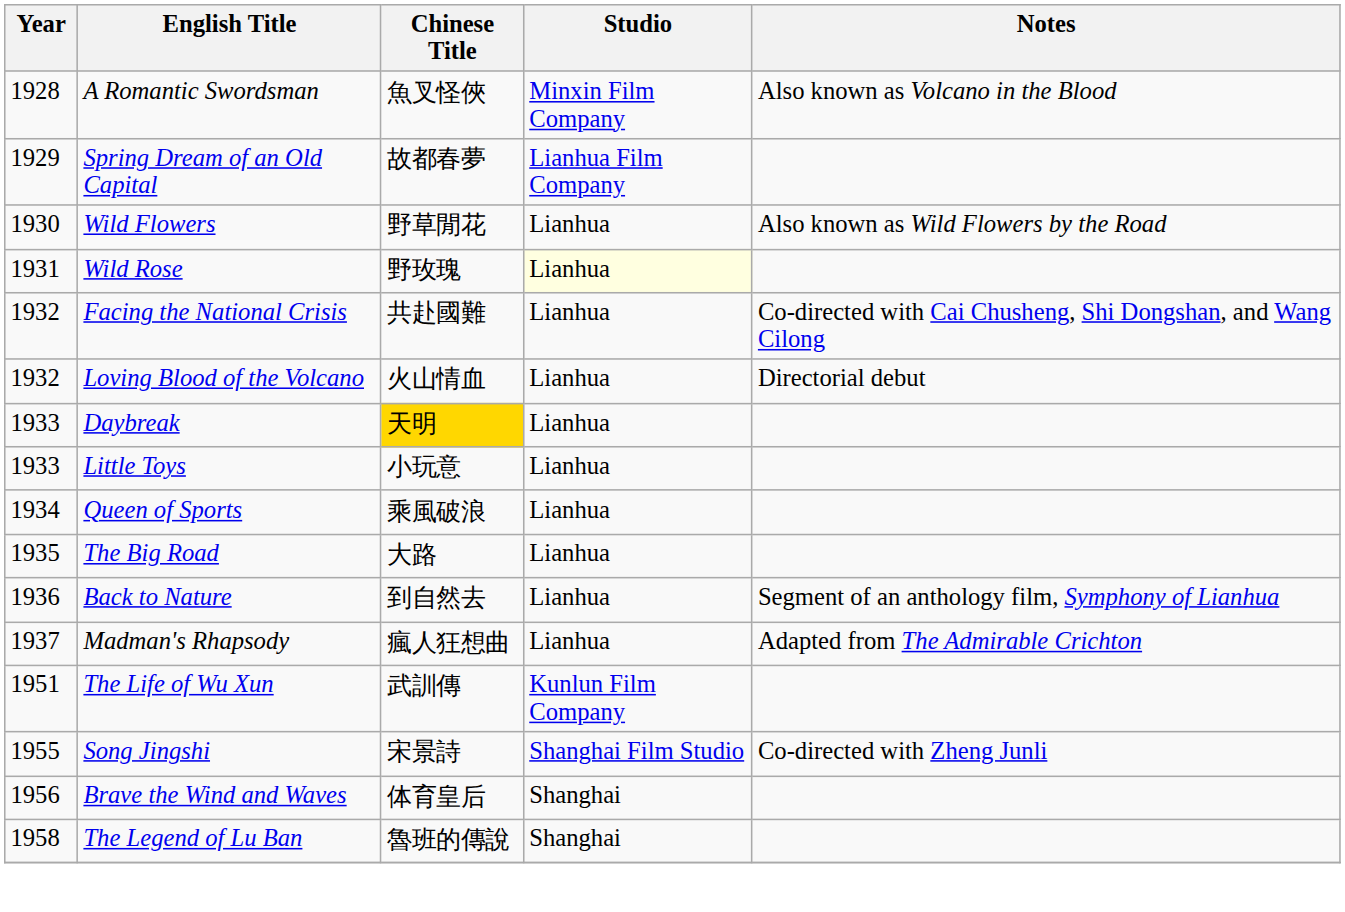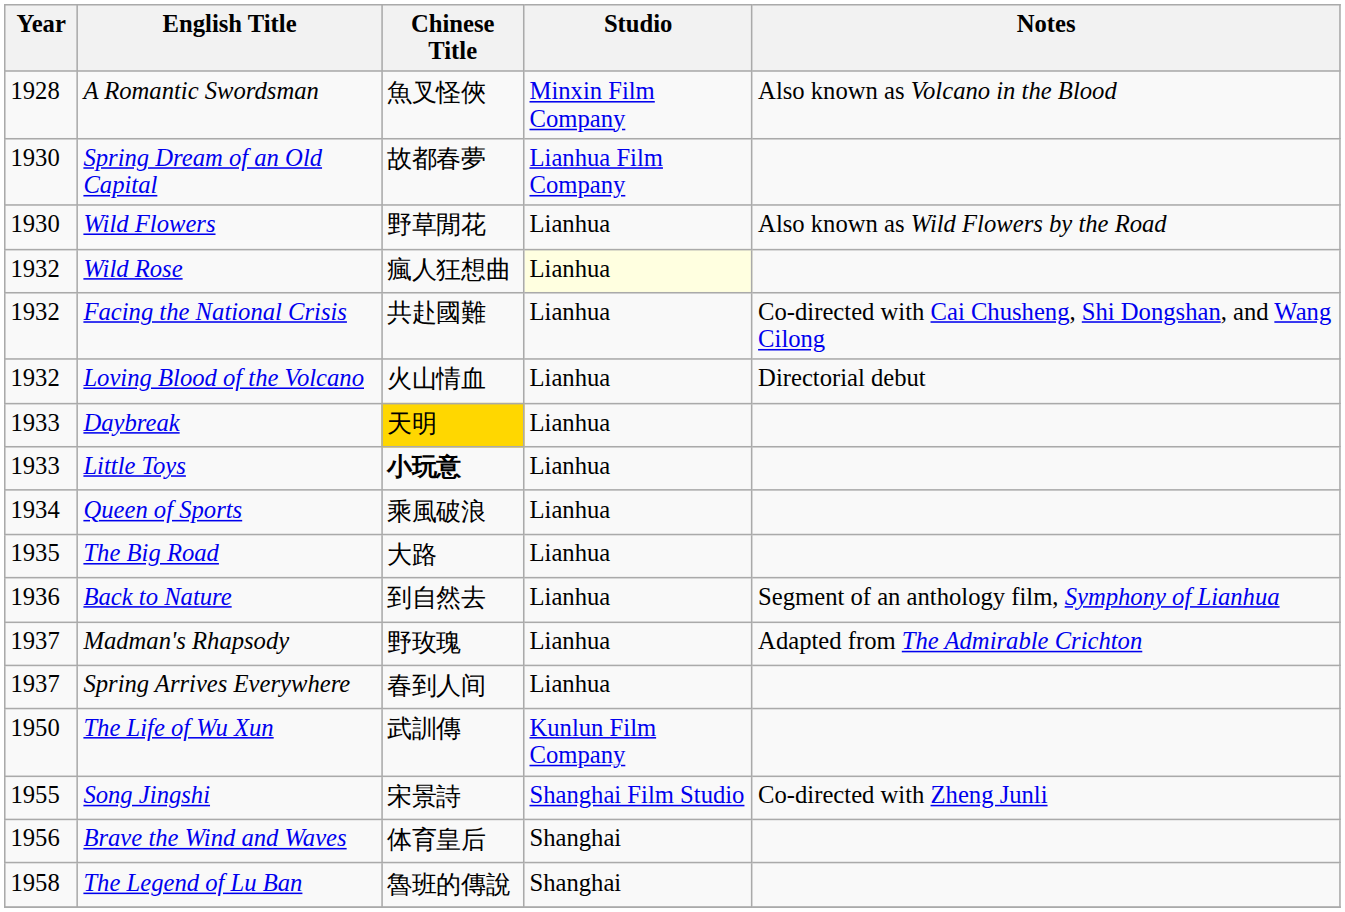(35, 157) 1929 -> (35, 157) 1930
(35, 268) 1931 -> (35, 268) 1932
(424, 269) 野玫瑰 -> (449, 269) 瘋人狂想曲
(424, 467) normal -> (424, 467) bold
(449, 642) 瘋人狂想曲 -> (424, 642) 野玫瑰
+ row: (217, 684)
(35, 684) 1951 -> (35, 728) 1950
